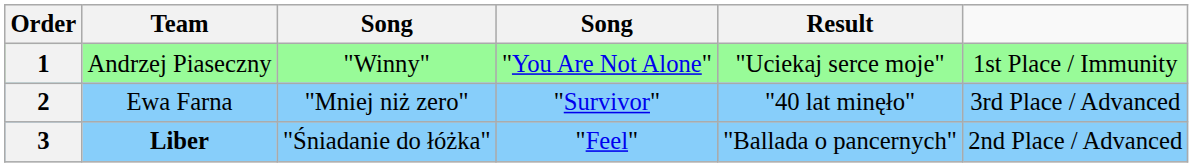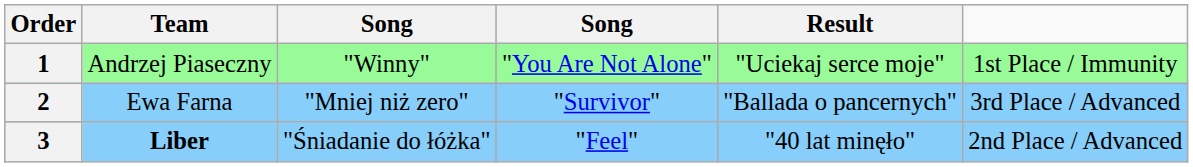(840, 102) "40 lat minęło" -> (840, 102) "Ballada o pancernych"
(840, 141) "Ballada o pancernych" -> (840, 141) "40 lat minęło"
